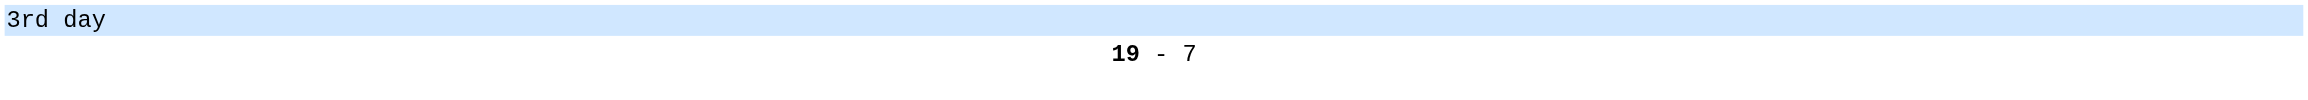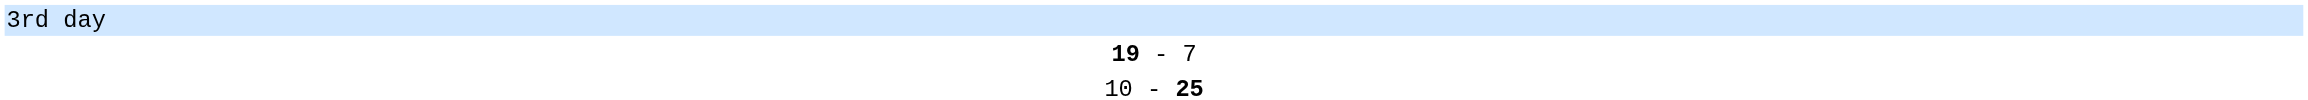+ row: (1154, 90)
